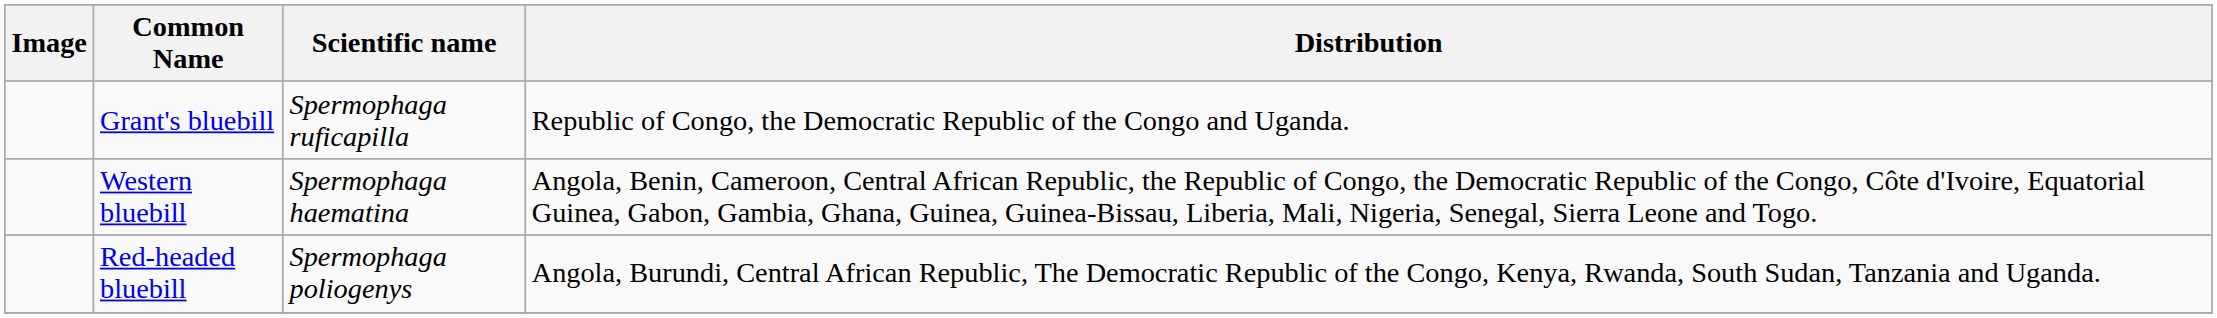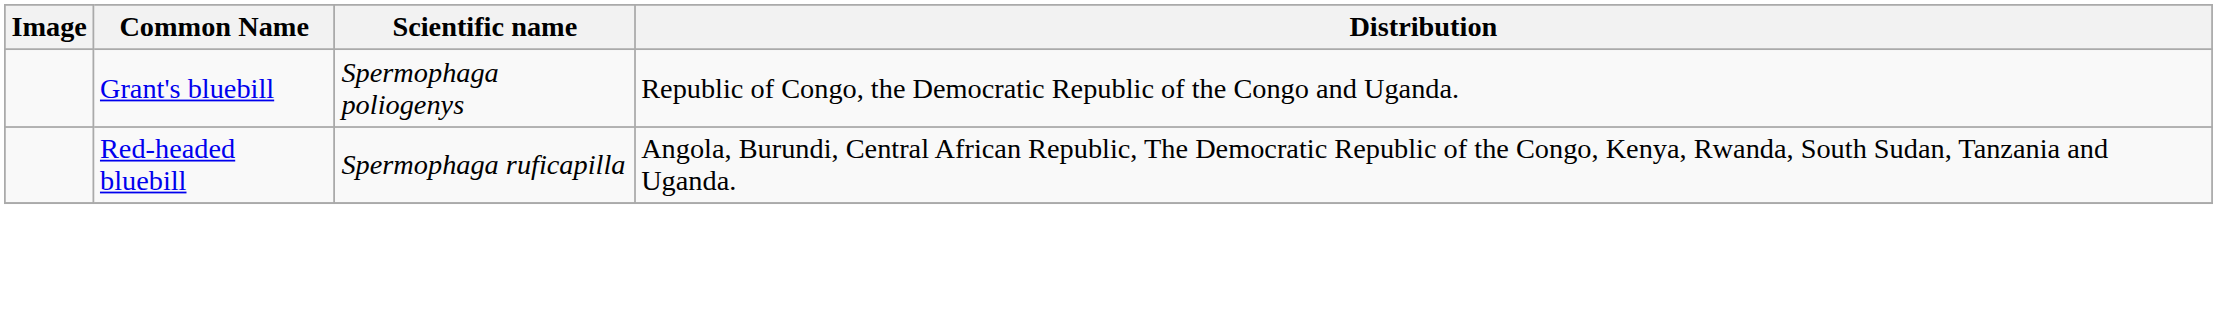(368, 119) Spermophaga ruficapilla -> (420, 87) Spermophaga poliogenys
- row: (146, 196)
(368, 273) Spermophaga poliogenys -> (483, 164) Spermophaga ruficapilla
